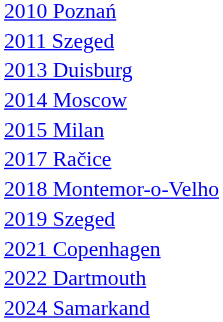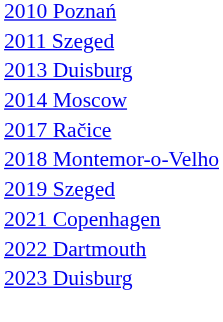- row: (54, 129)
+ row: (68, 278)
- row: (77, 308)
